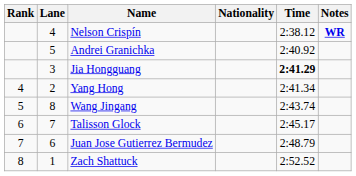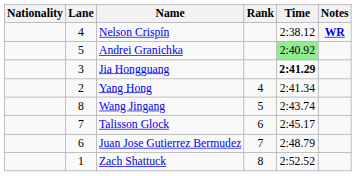columns swapped: (21, 13) <-> (246, 13)
(297, 50) no background -> (297, 50) lightgreen background
